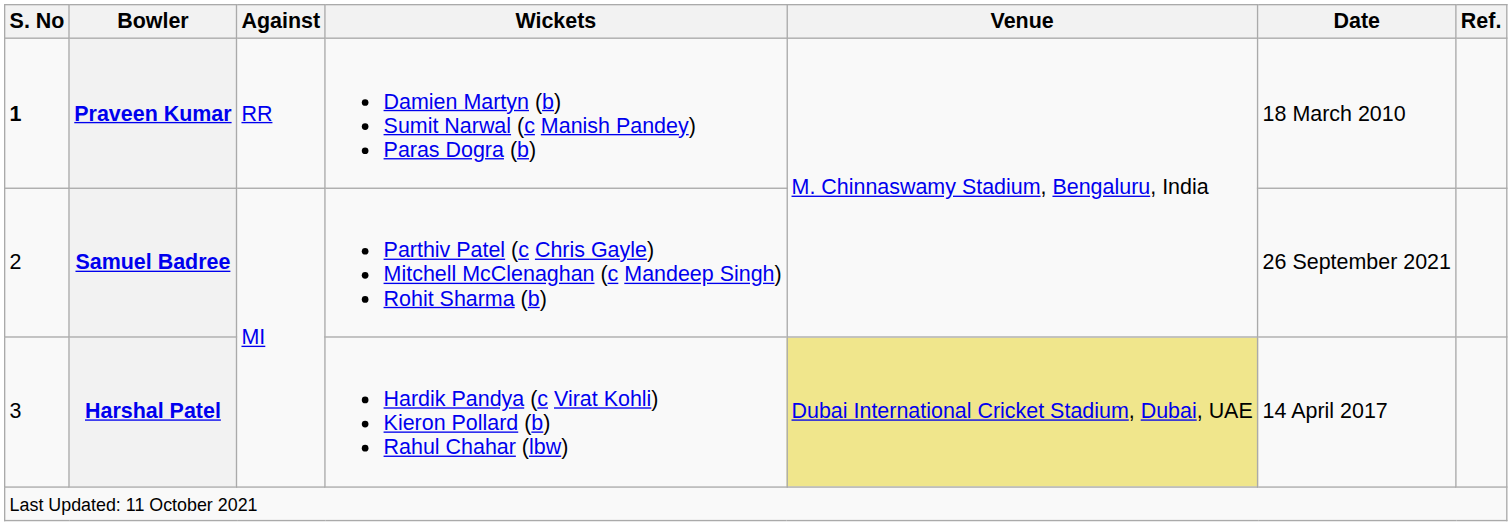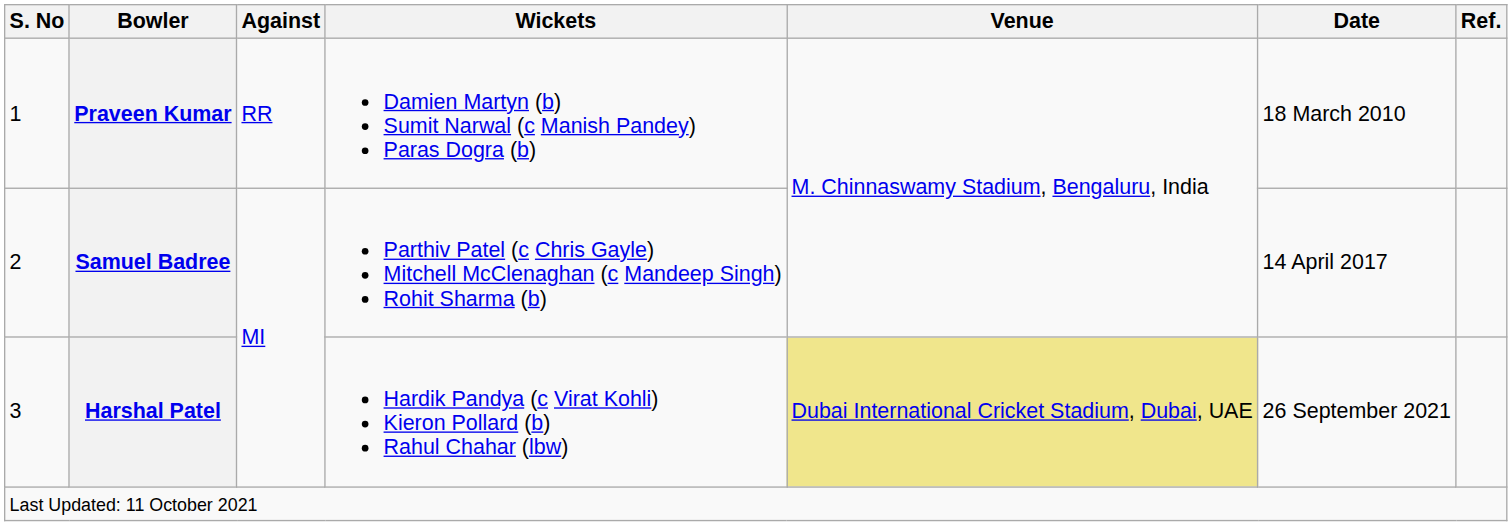(16, 113) bold -> (16, 113) normal
(1357, 262) 26 September 2021 -> (1325, 262) 14 April 2017
(1325, 411) 14 April 2017 -> (1357, 411) 26 September 2021
